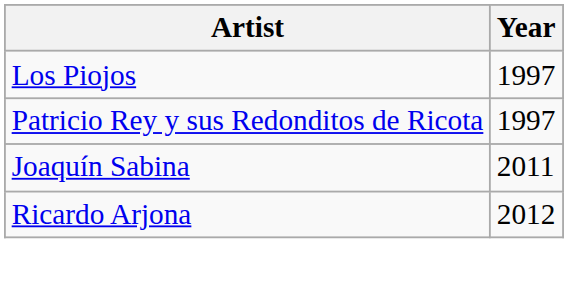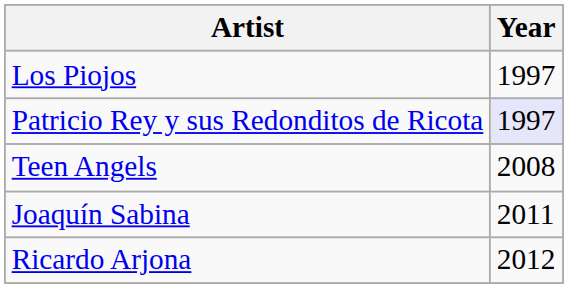(526, 120) no background -> (526, 120) lavender background
+ row: (84, 167)
